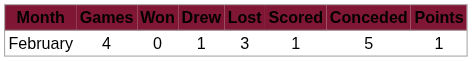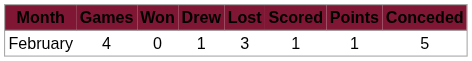columns swapped: (369, 17) <-> (439, 17)
